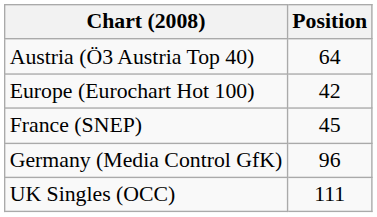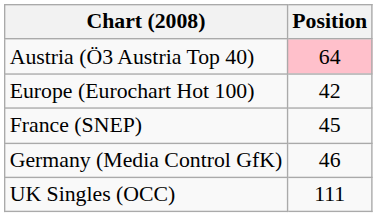(330, 56) no background -> (330, 56) pink background
(330, 159) 96 -> (330, 159) 46
